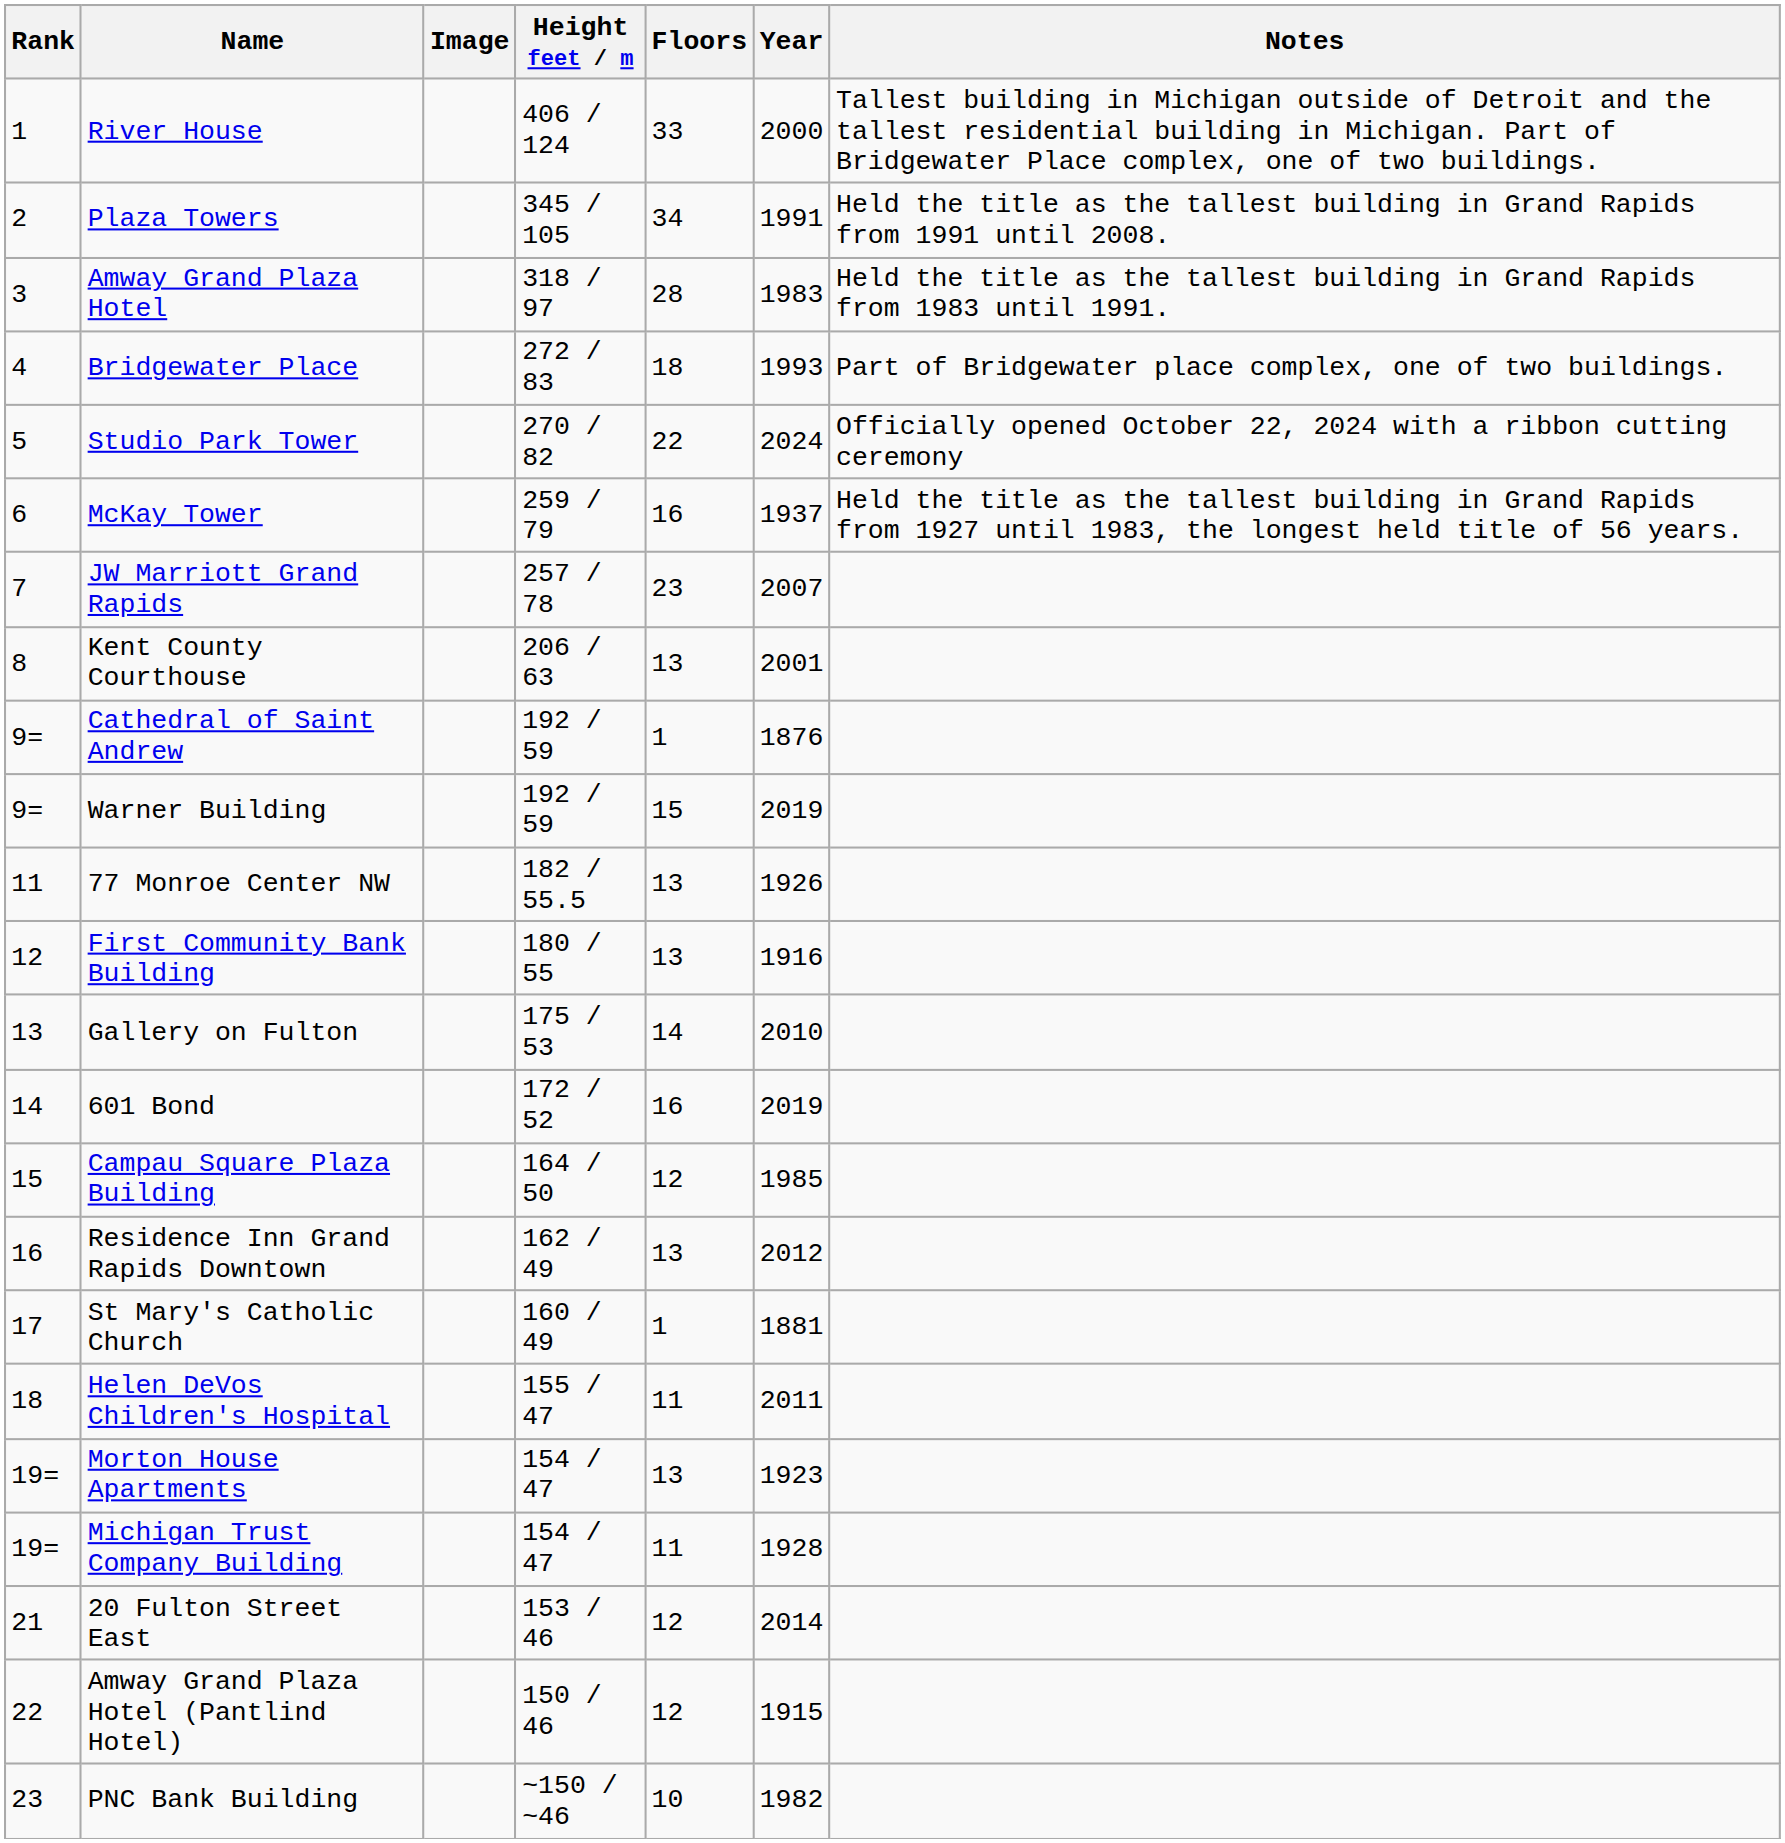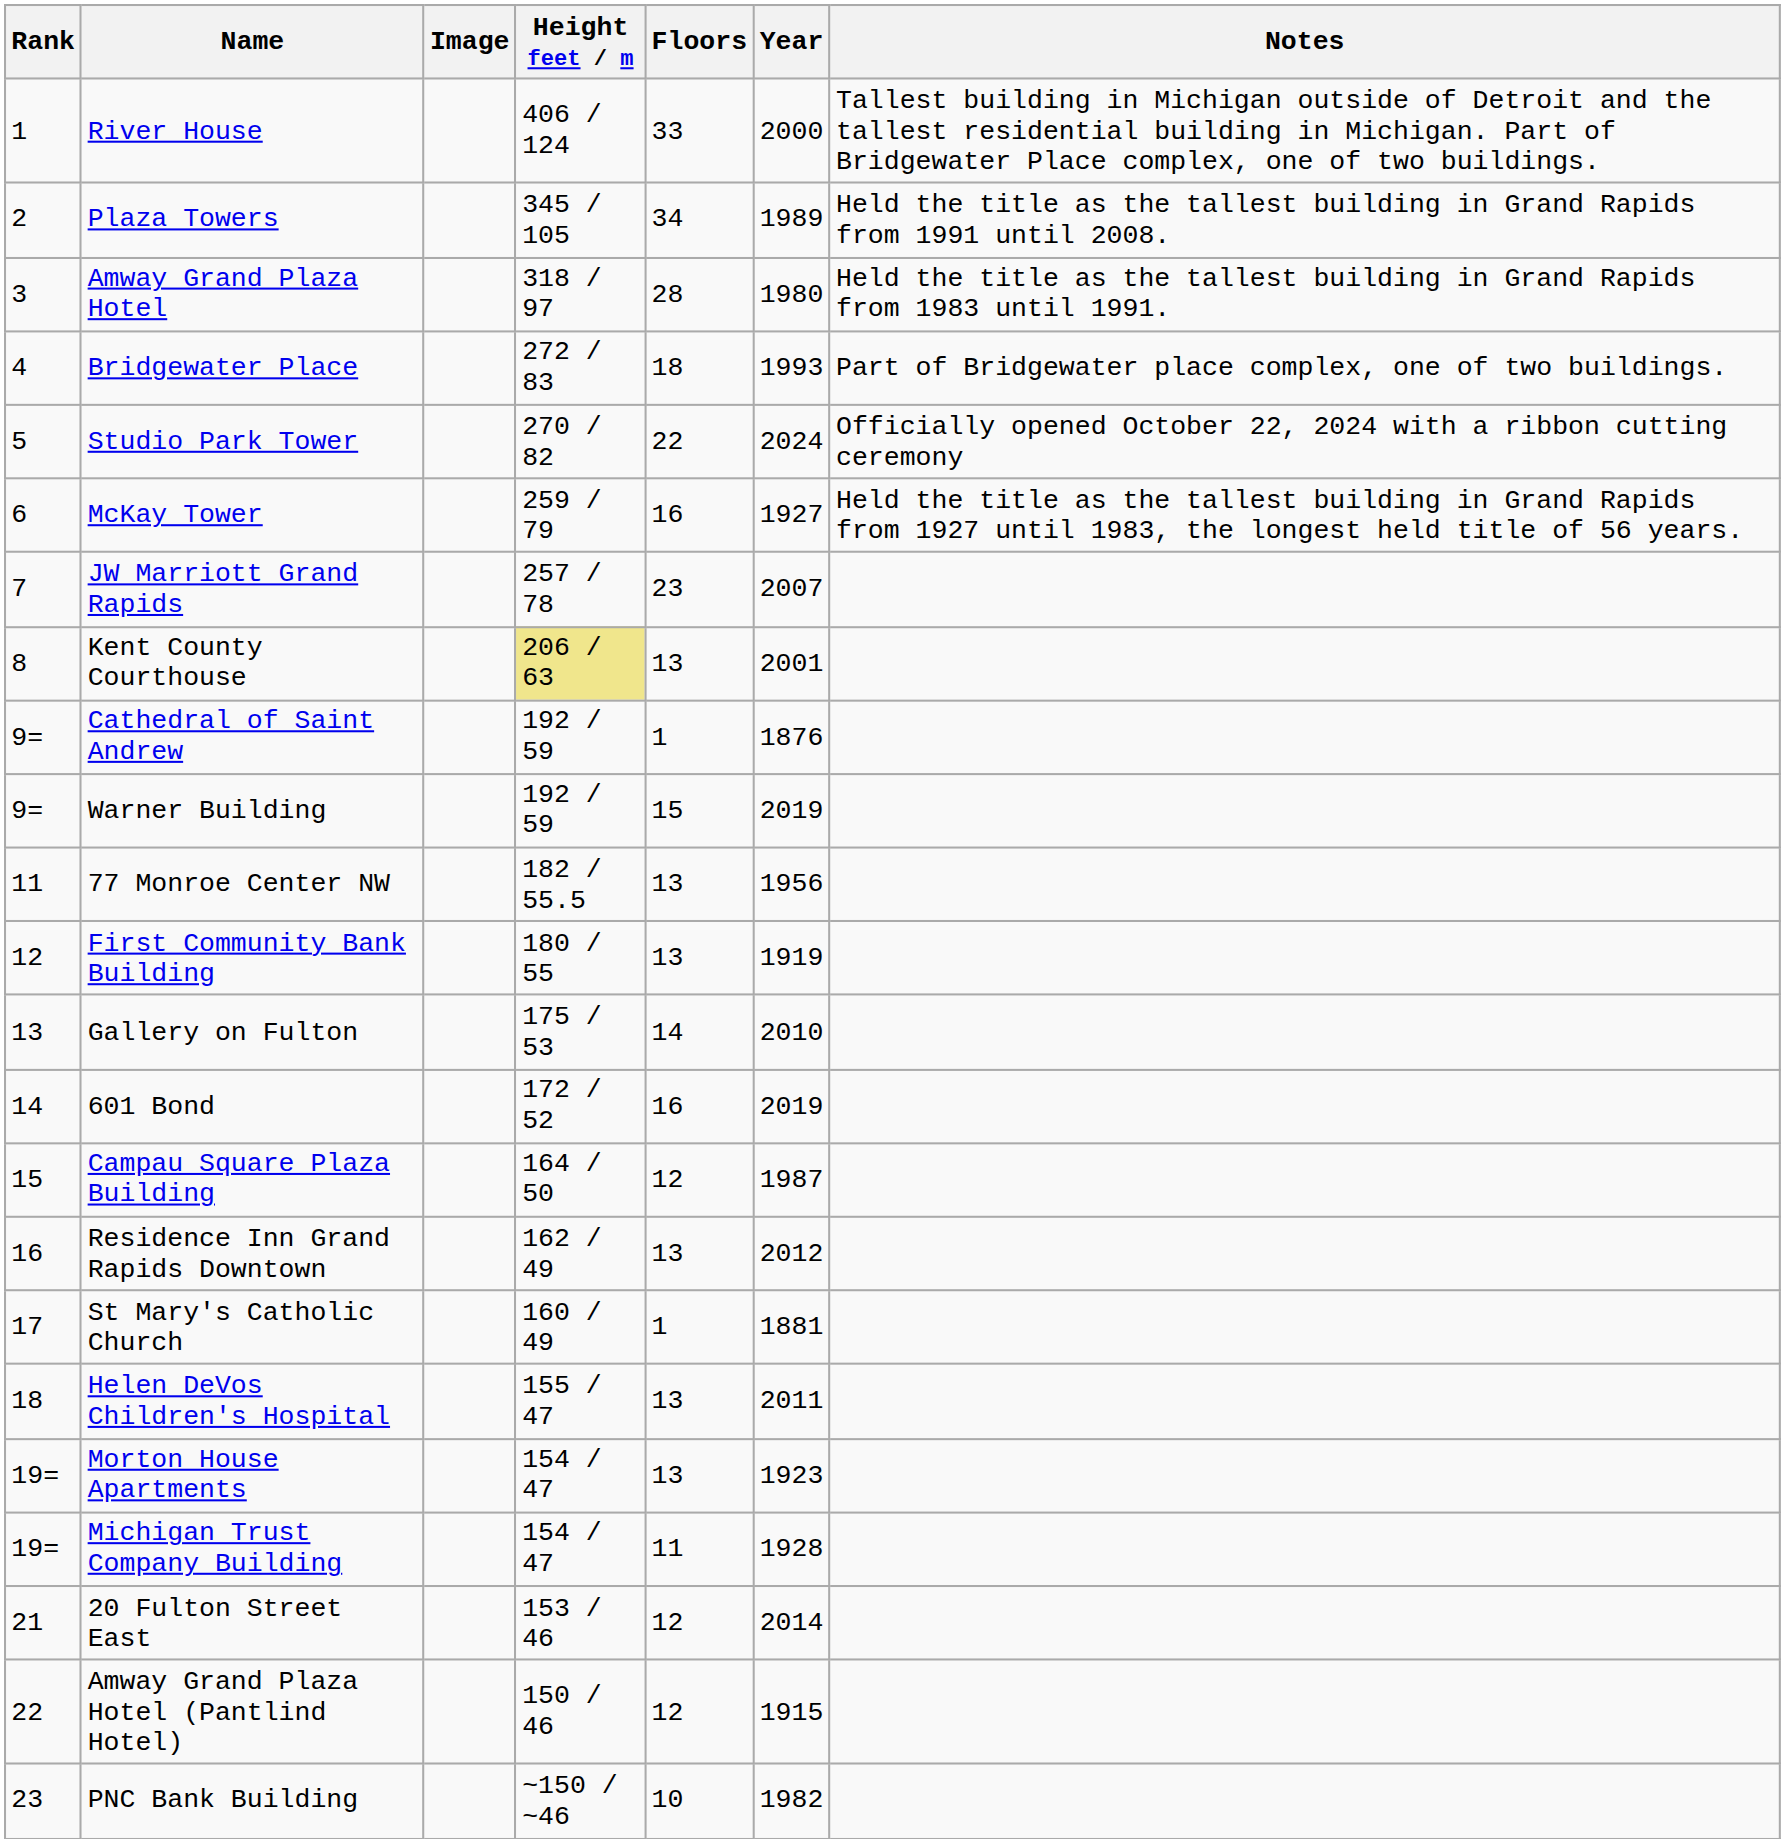(792, 220) 1991 -> (792, 220) 1989
(792, 294) 1983 -> (792, 294) 1980
(792, 515) 1937 -> (792, 515) 1927
(562, 663) no background -> (562, 663) khaki background
(792, 885) 1926 -> (792, 885) 1956
(792, 958) 1916 -> (792, 958) 1919
(792, 1180) 1985 -> (792, 1180) 1987
(667, 1401) 11 -> (667, 1401) 13
